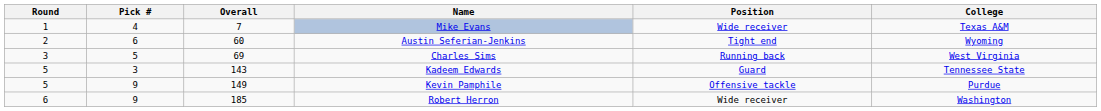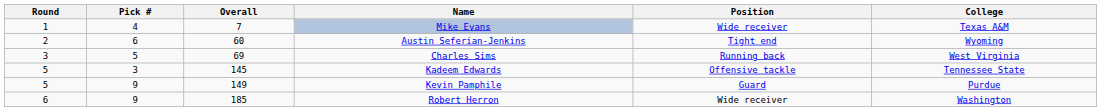(239, 70) 143 -> (239, 70) 145
(752, 70) Guard -> (752, 70) Offensive tackle
(752, 85) Offensive tackle -> (752, 85) Guard
